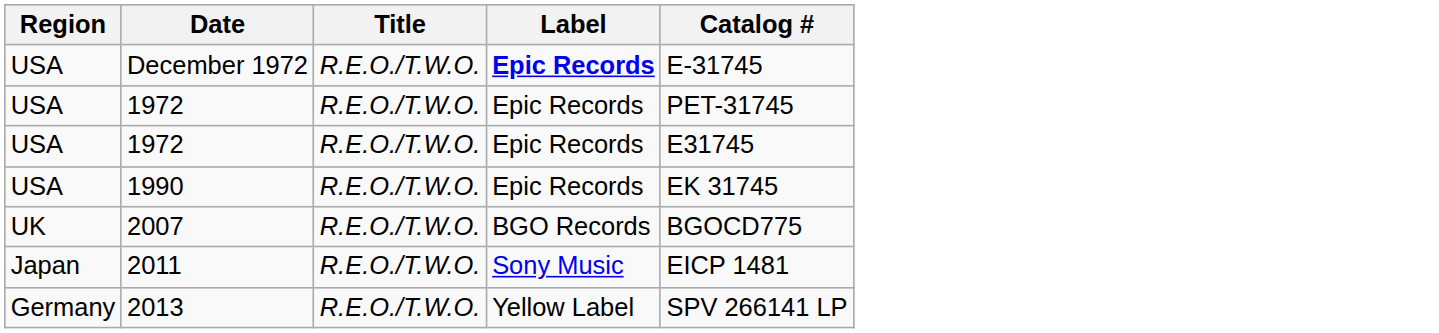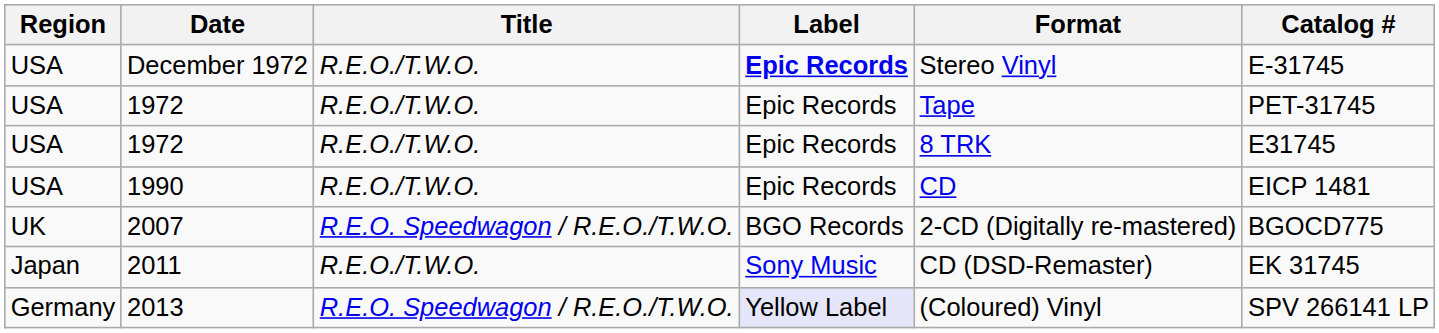+ column: (1078, 24)
(722, 186) EK 31745 -> (1309, 186) EICP 1481
(400, 226) R.E.O./T.W.O. -> (527, 226) R.E.O. Speedwagon / R.E.O./T.W.O.
(728, 266) EICP 1481 -> (1304, 266) EK 31745
(400, 307) R.E.O./T.W.O. -> (527, 307) R.E.O. Speedwagon / R.E.O./T.W.O.
(563, 307) no background -> (816, 307) lavender background
